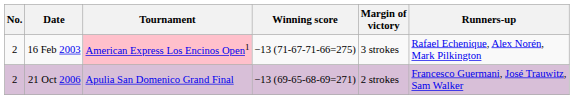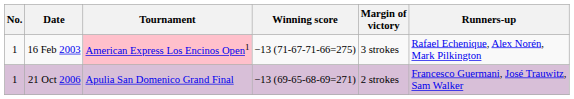(15, 49) 2 -> (15, 49) 1
(15, 80) 2 -> (15, 80) 1
